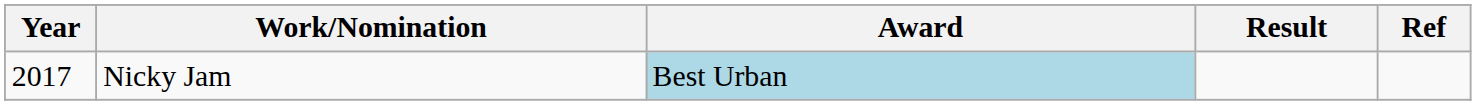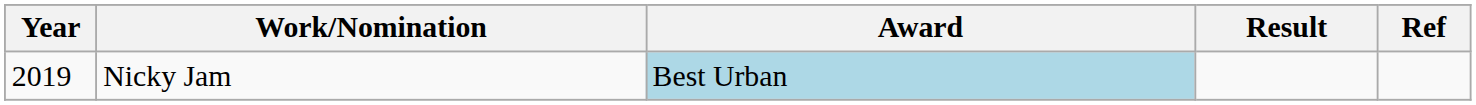(42, 75) 2017 -> (42, 75) 2019
